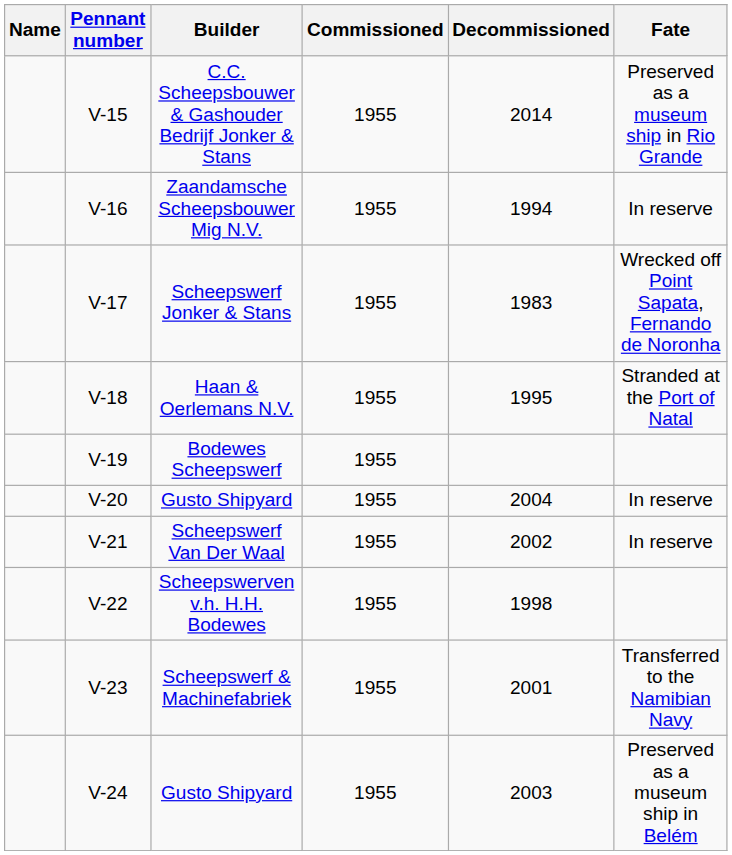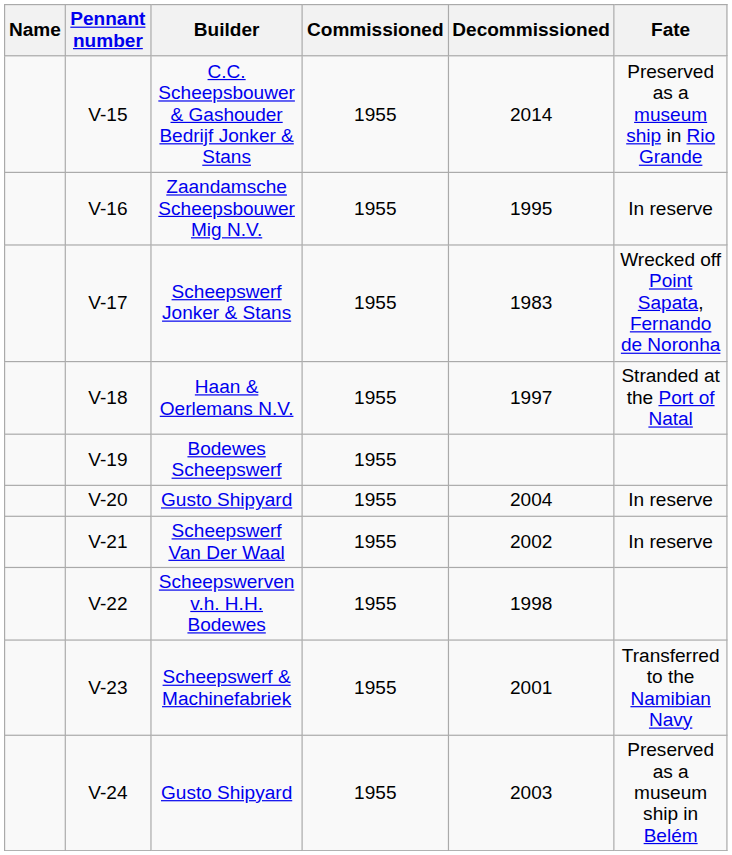(531, 208) 1994 -> (531, 208) 1995
(531, 397) 1995 -> (531, 397) 1997
